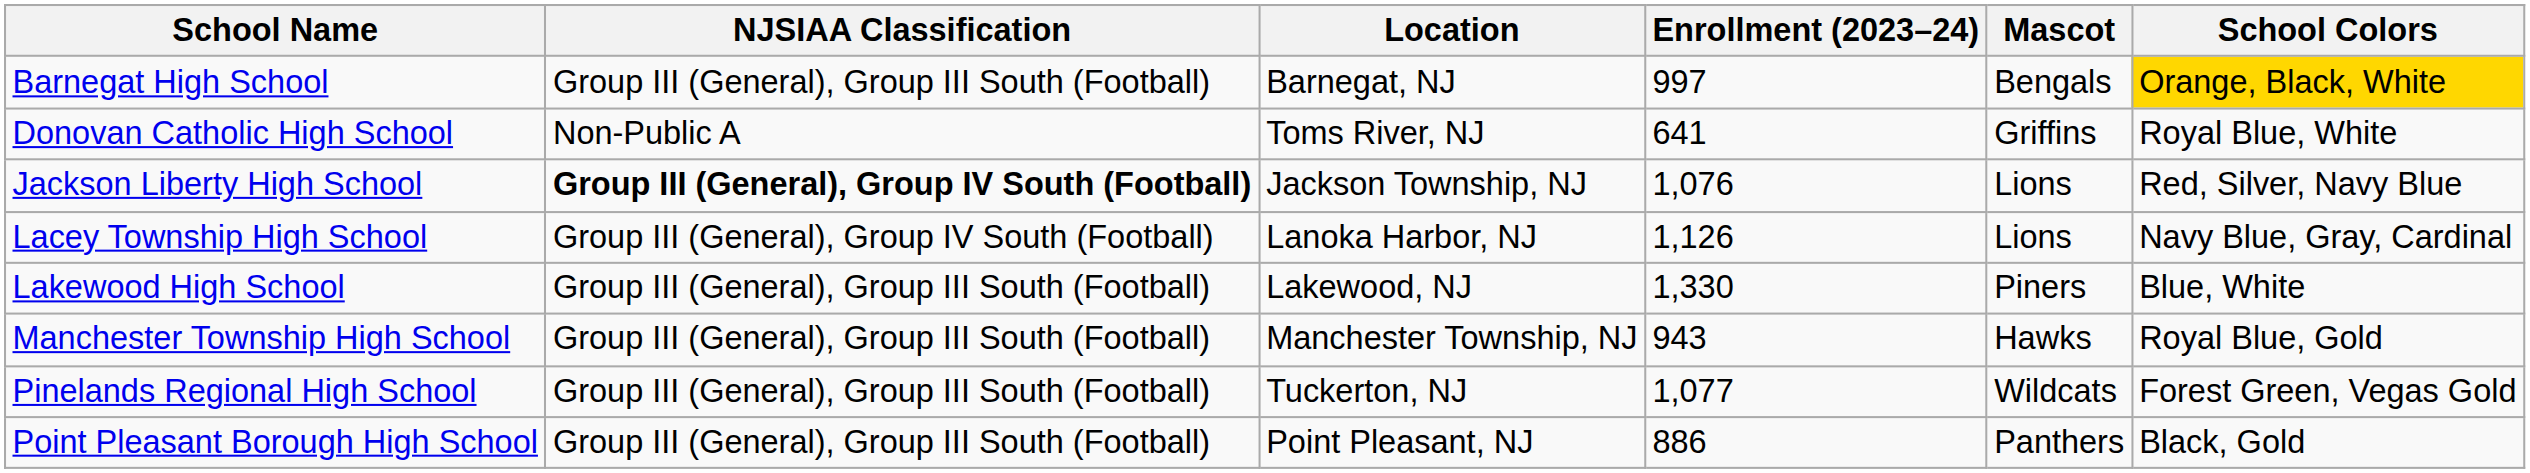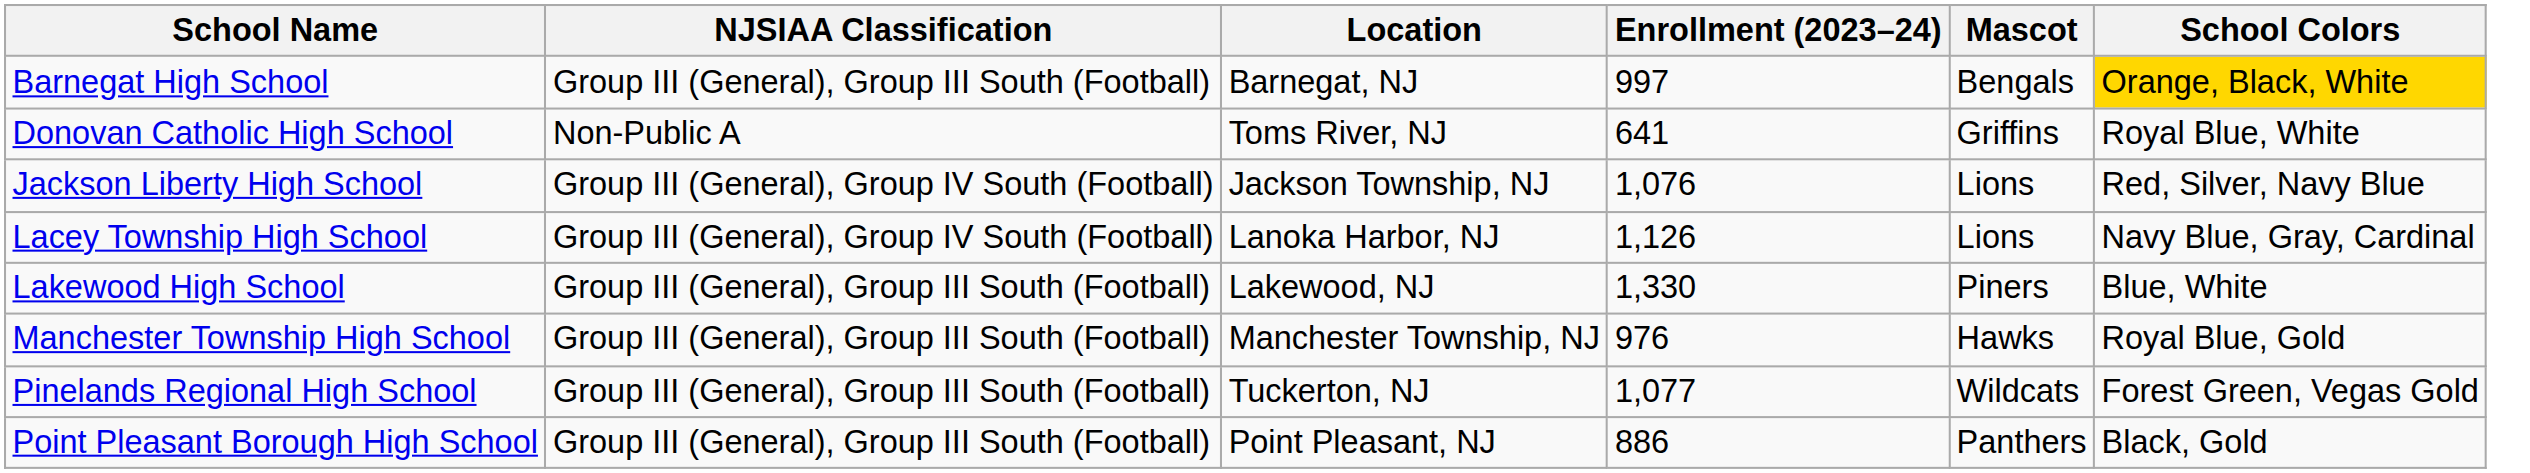(902, 184) bold -> (883, 184) normal
(1680, 339) 943 -> (1642, 339) 976
